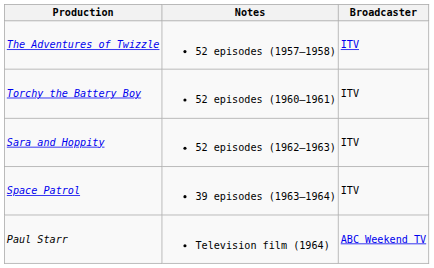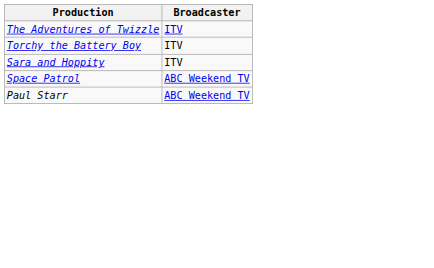- column: (250, 13)
(350, 191) ITV -> (207, 79) ABC Weekend TV
